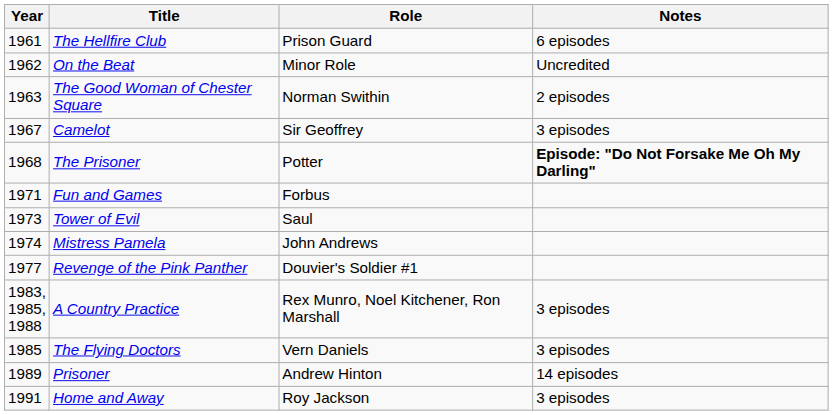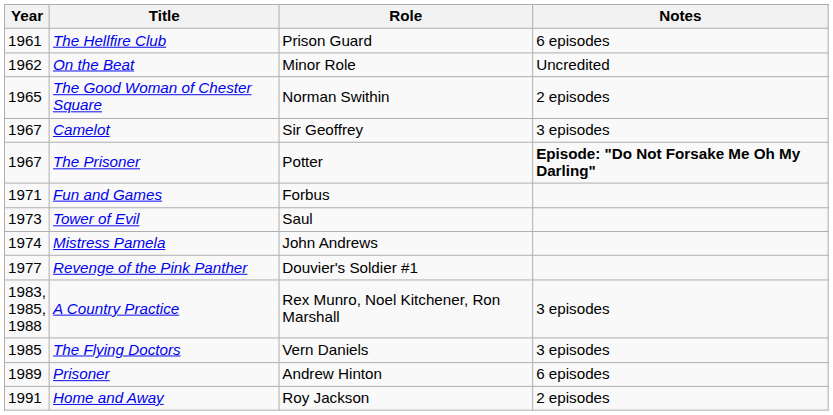(25, 97) 1963 -> (25, 97) 1965
(25, 162) 1968 -> (25, 162) 1967
(577, 374) 14 episodes -> (573, 374) 6 episodes
(573, 398) 3 episodes -> (573, 398) 2 episodes
